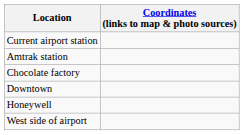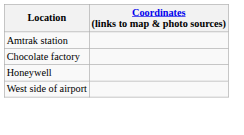- row: (52, 40)
- row: (29, 89)
